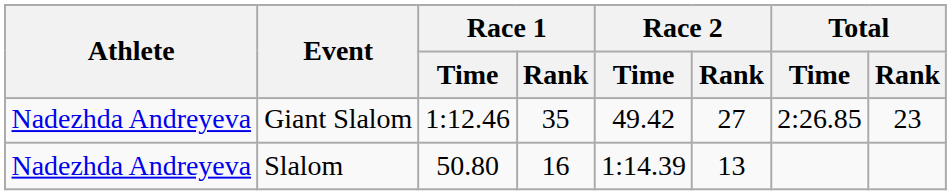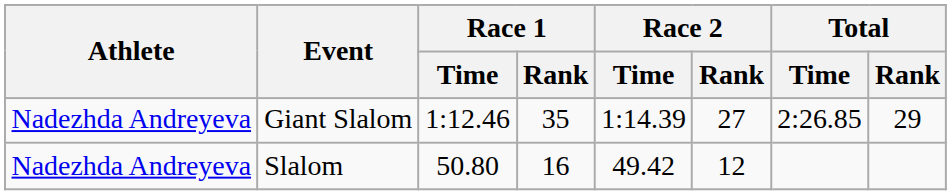(644, 120) 49.42 -> (644, 120) 1:14.39
(907, 120) 23 -> (907, 120) 29
(644, 166) 1:14.39 -> (644, 166) 49.42
(732, 166) 13 -> (732, 166) 12
